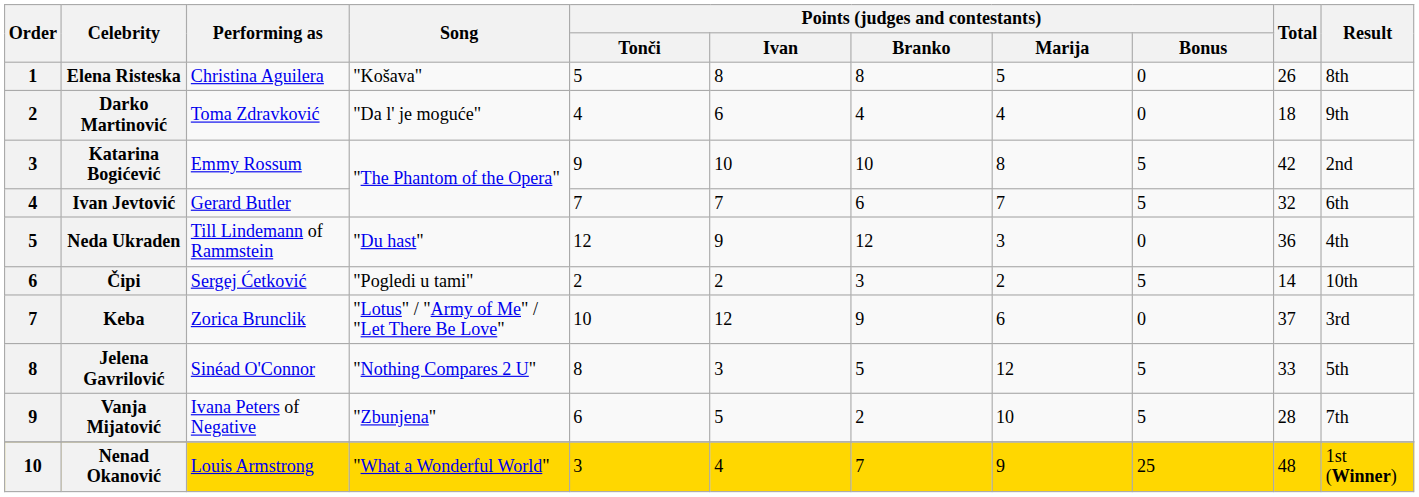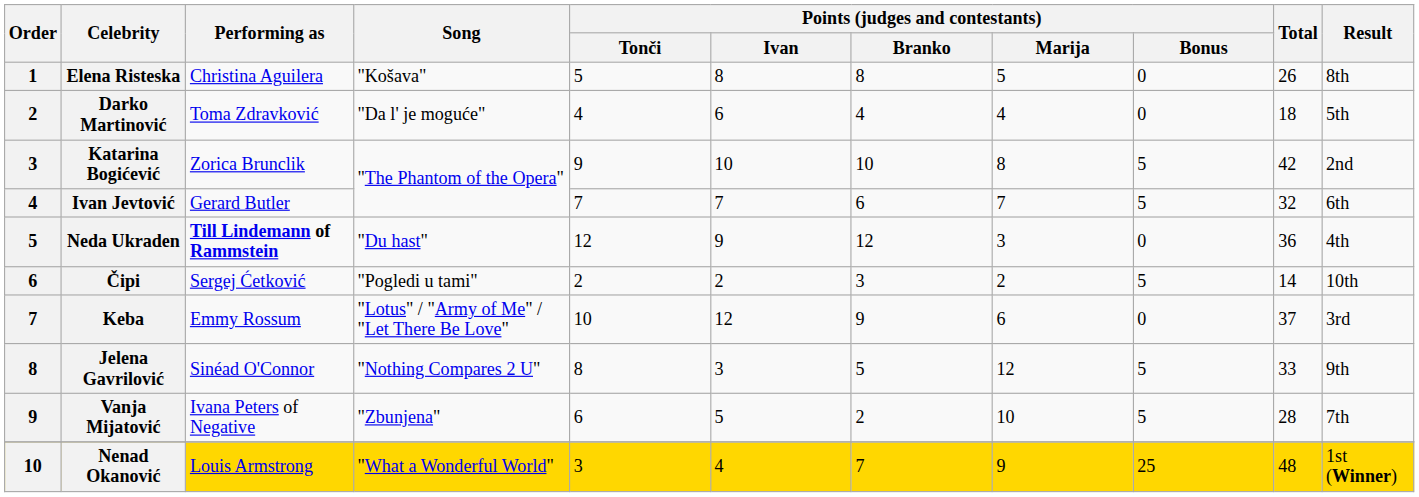(1337, 115) 9th -> (1338, 115) 5th
(246, 164) Emmy Rossum -> (247, 164) Zorica Brunclik
(257, 241) normal -> (260, 241) bold
(248, 319) Zorica Brunclik -> (245, 319) Emmy Rossum
(1337, 368) 5th -> (1338, 368) 9th
